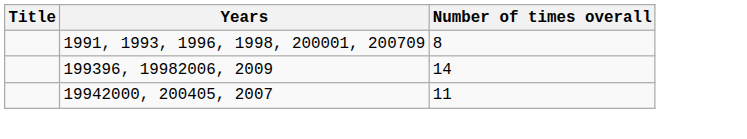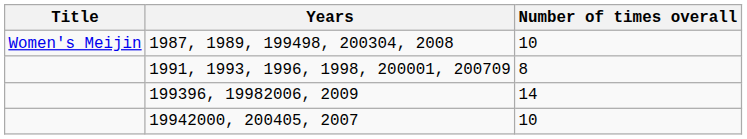+ row: (301, 43)
(442, 95) 11 -> (528, 121) 10
